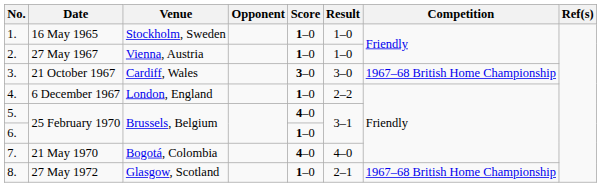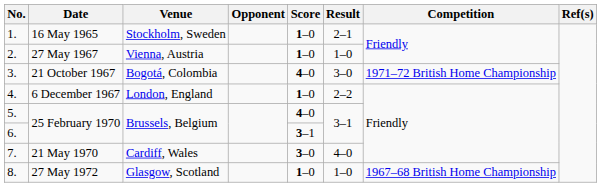(343, 34) 1–0 -> (343, 34) 2–1
(162, 73) Cardiff, Wales -> (172, 73) Bogotá, Colombia
(305, 73) 3–0 -> (305, 73) 4–0
(461, 73) 1967–68 British Home Championship -> (461, 73) 1971–72 British Home Championship
(305, 133) 1–0 -> (305, 133) 3–1
(172, 152) Bogotá, Colombia -> (162, 152) Cardiff, Wales
(305, 152) 4–0 -> (305, 152) 3–0
(343, 172) 2–1 -> (343, 172) 1–0
